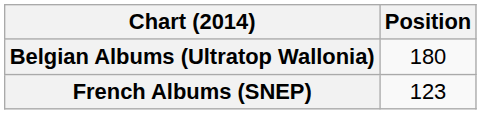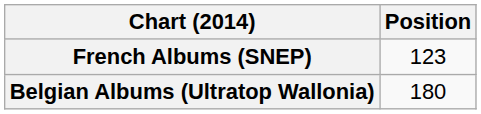rows swapped: (192, 56) <-> (192, 91)
